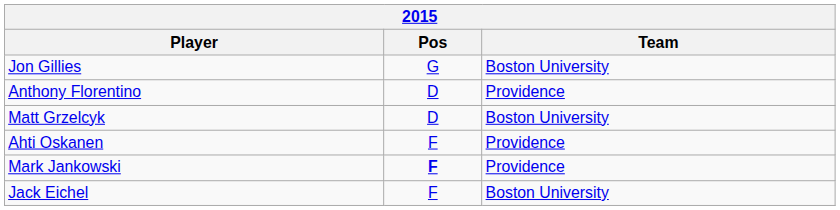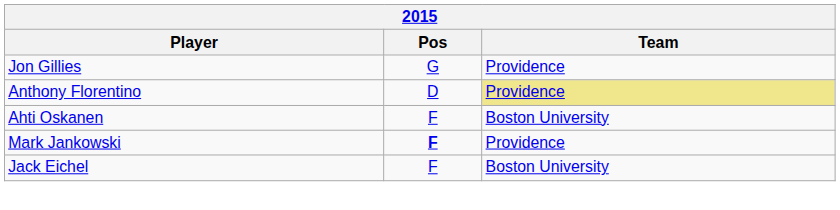(547, 67) Boston University -> (525, 67) Providence
(525, 92) no background -> (525, 92) khaki background
- row: (57, 117)
(525, 142) Providence -> (547, 117) Boston University
